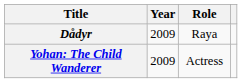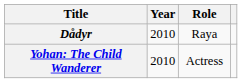(163, 34) 2009 -> (163, 34) 2010
(163, 61) 2009 -> (163, 61) 2010
